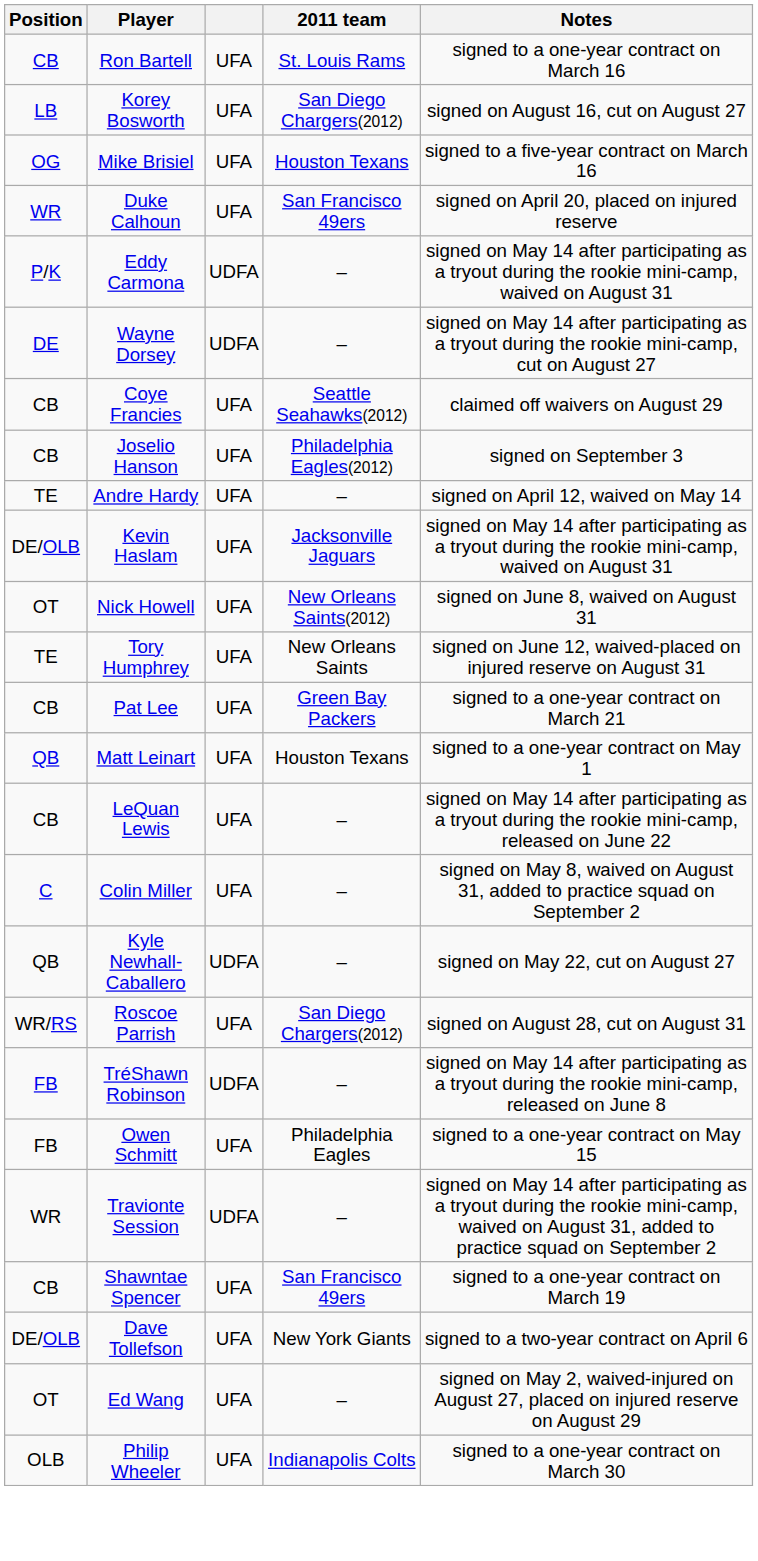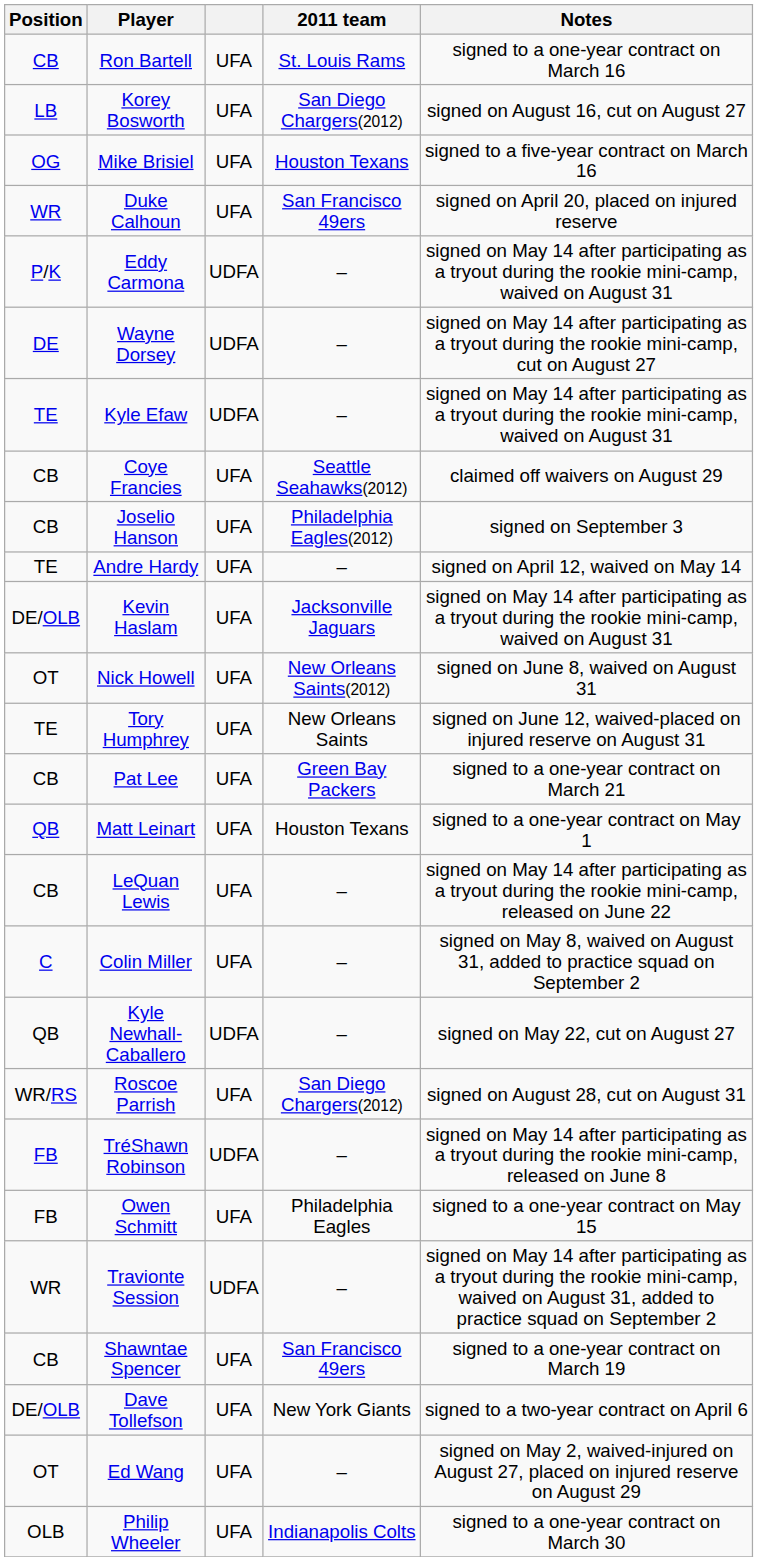+ row: (146, 415)
